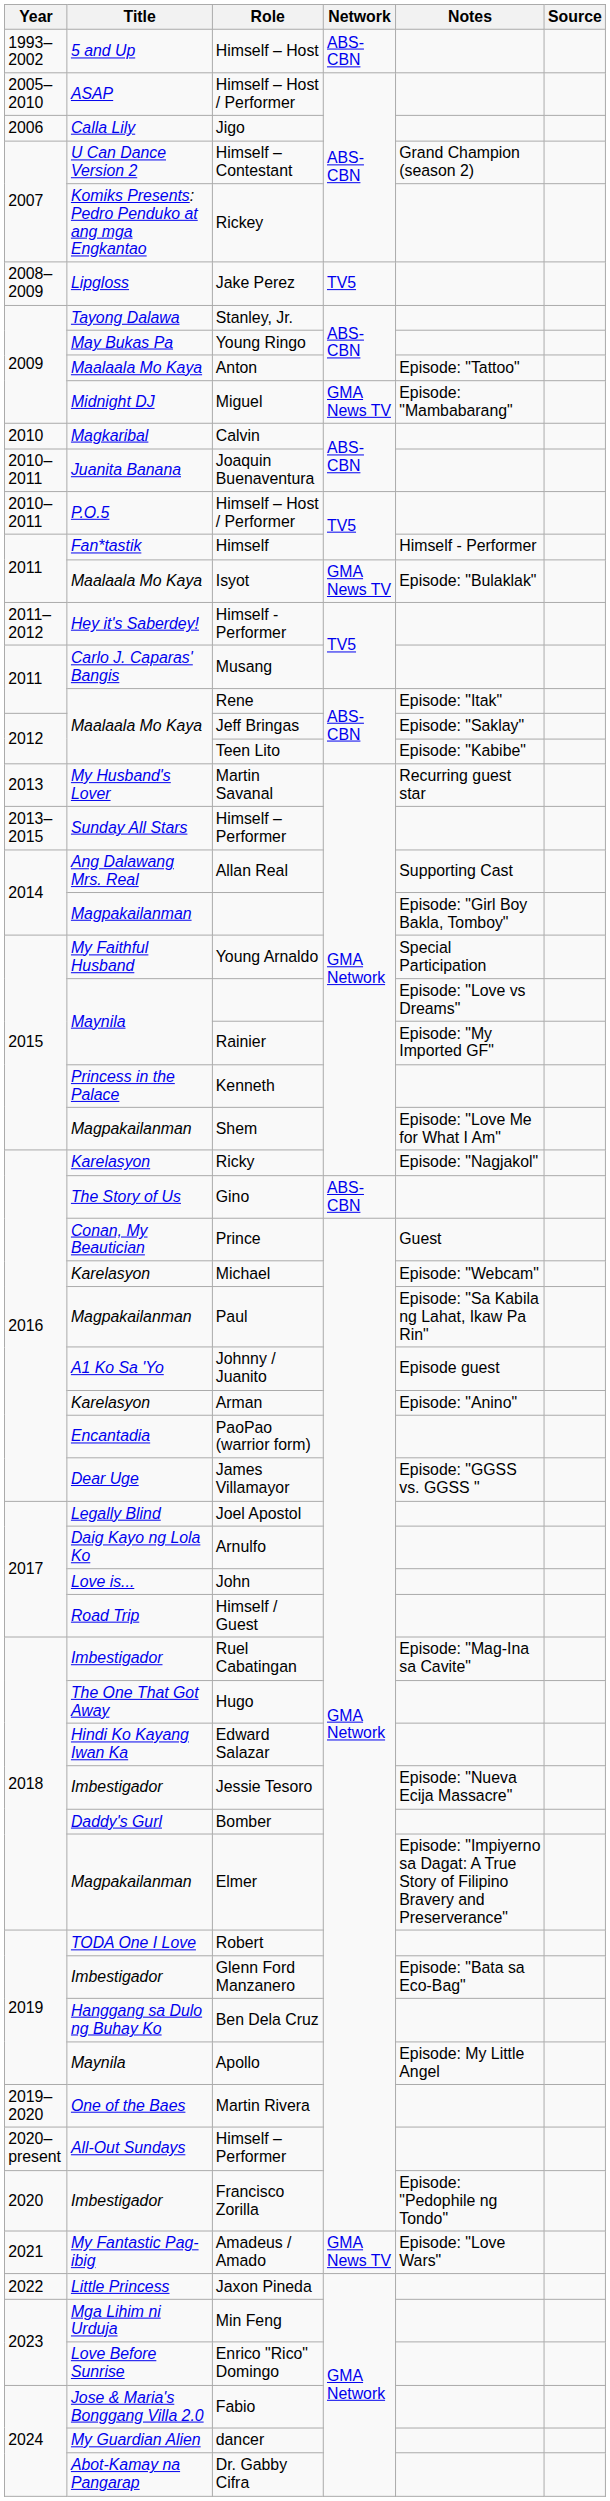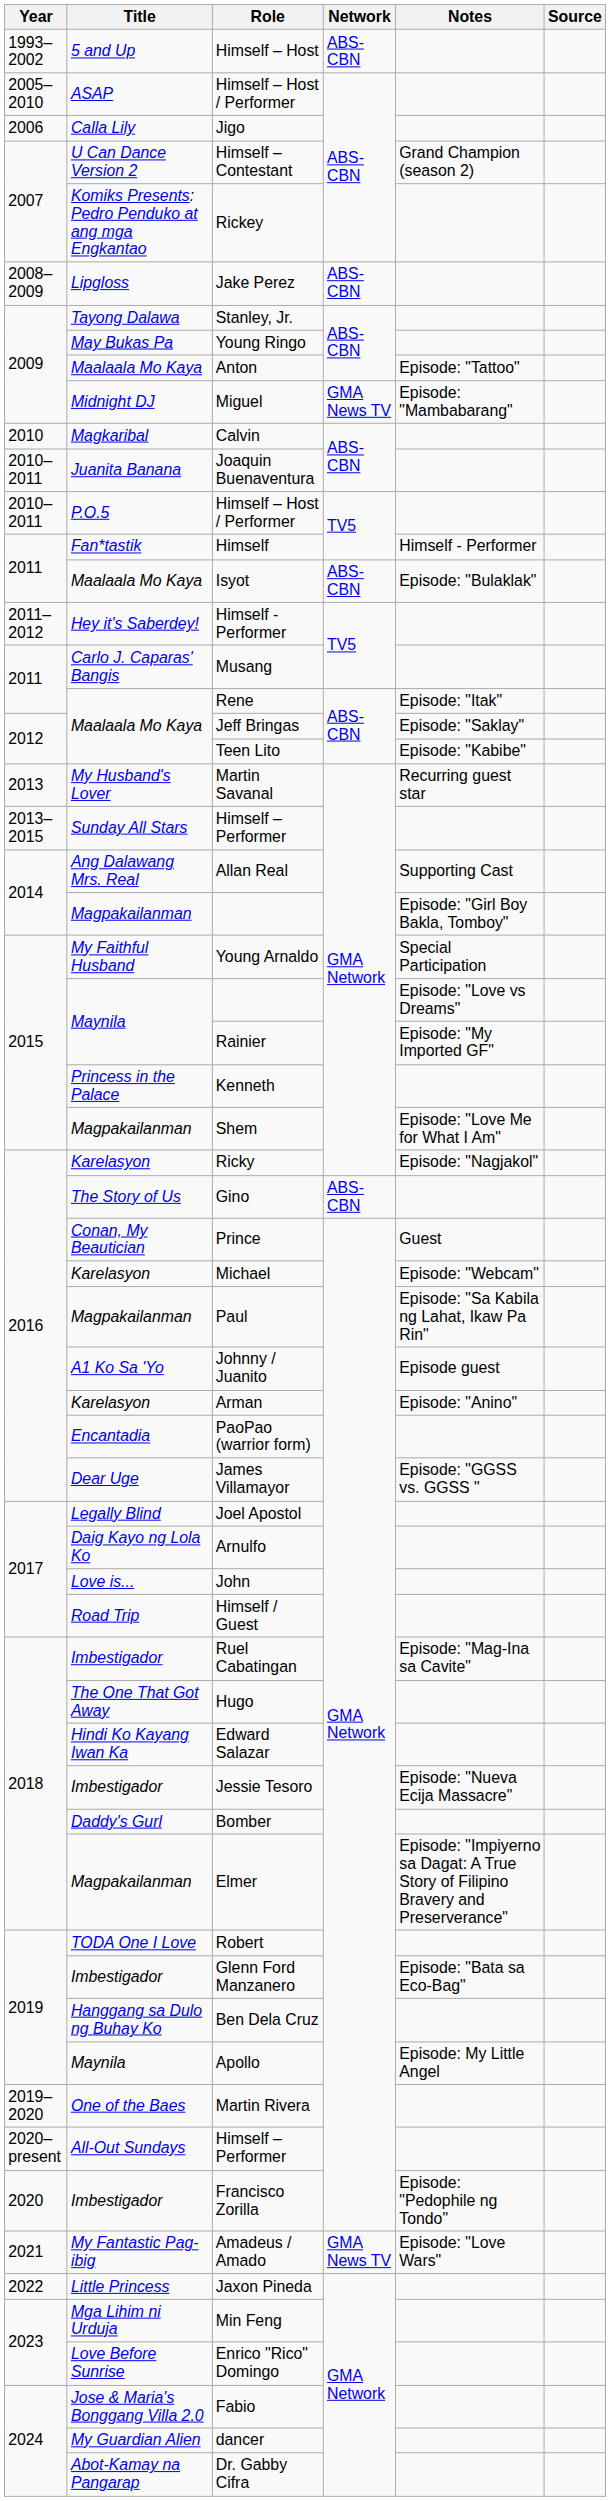(342, 283) TV5 -> (345, 283) ABS-CBN
(359, 580) GMA News TV -> (345, 580) ABS-CBN
